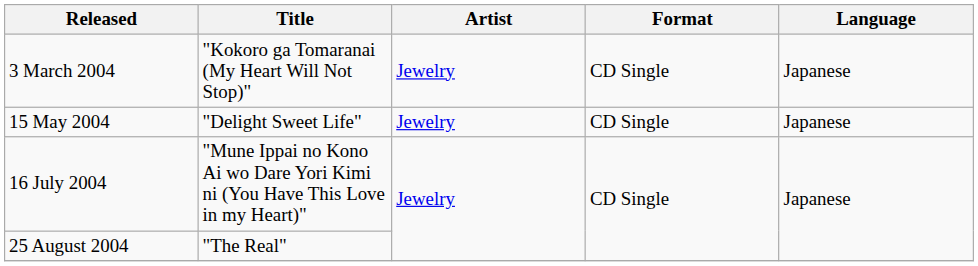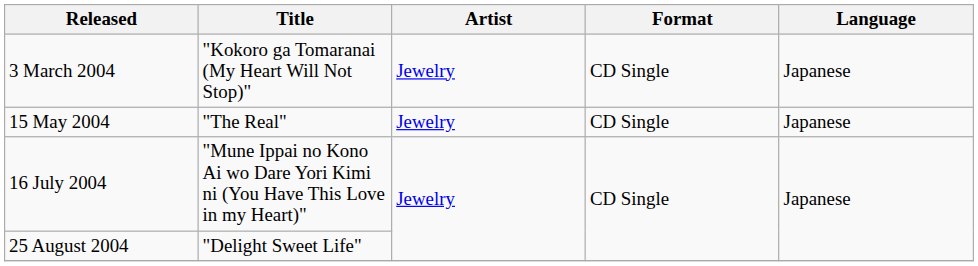(282, 121) "Delight Sweet Life" -> (245, 121) "The Real"
(245, 245) "The Real" -> (282, 245) "Delight Sweet Life"
